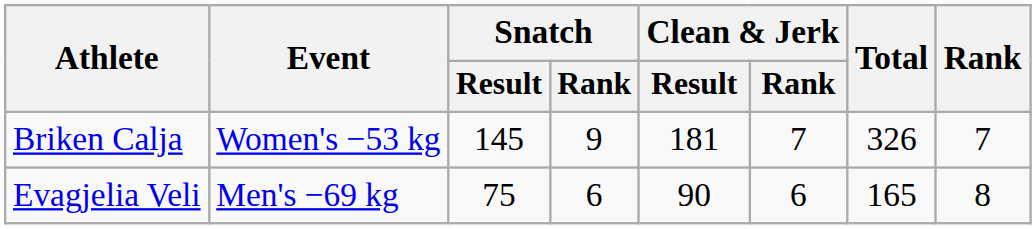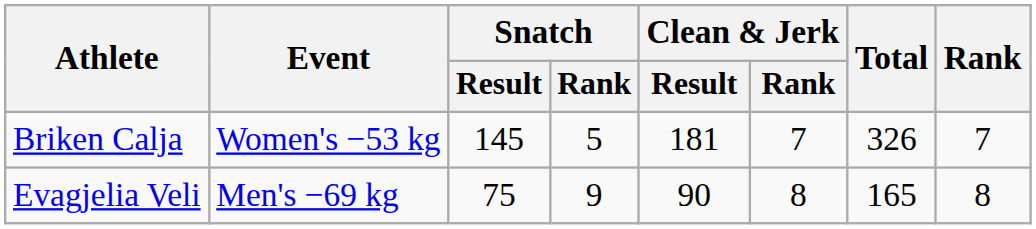(594, 139) 9 -> (594, 139) 5
(594, 194) 6 -> (594, 194) 9
(798, 194) 6 -> (798, 194) 8
